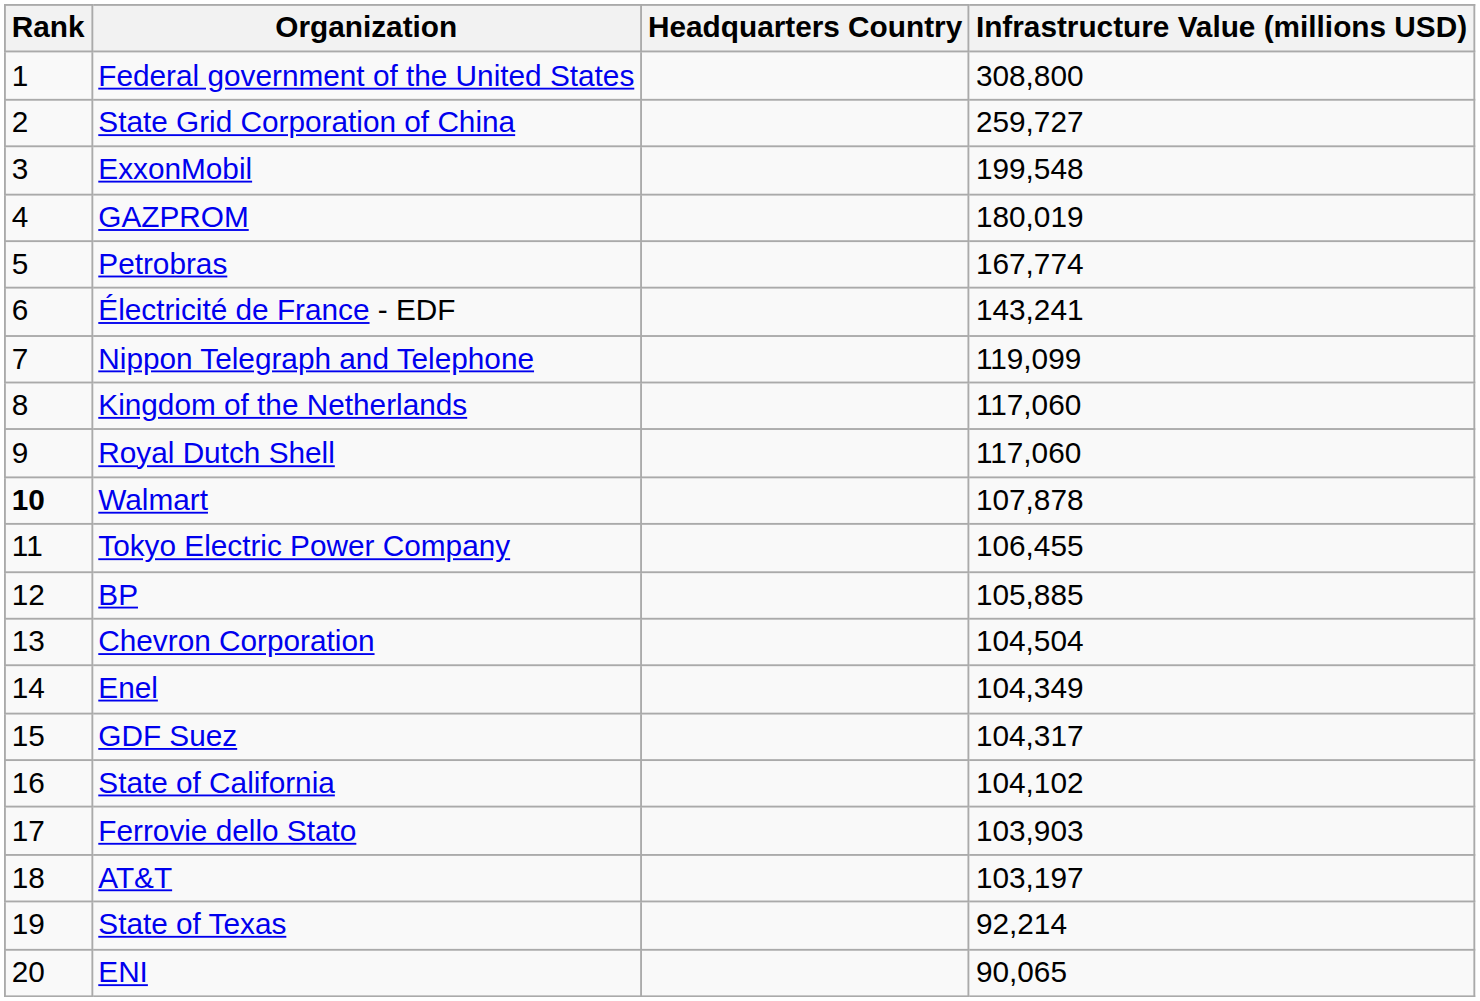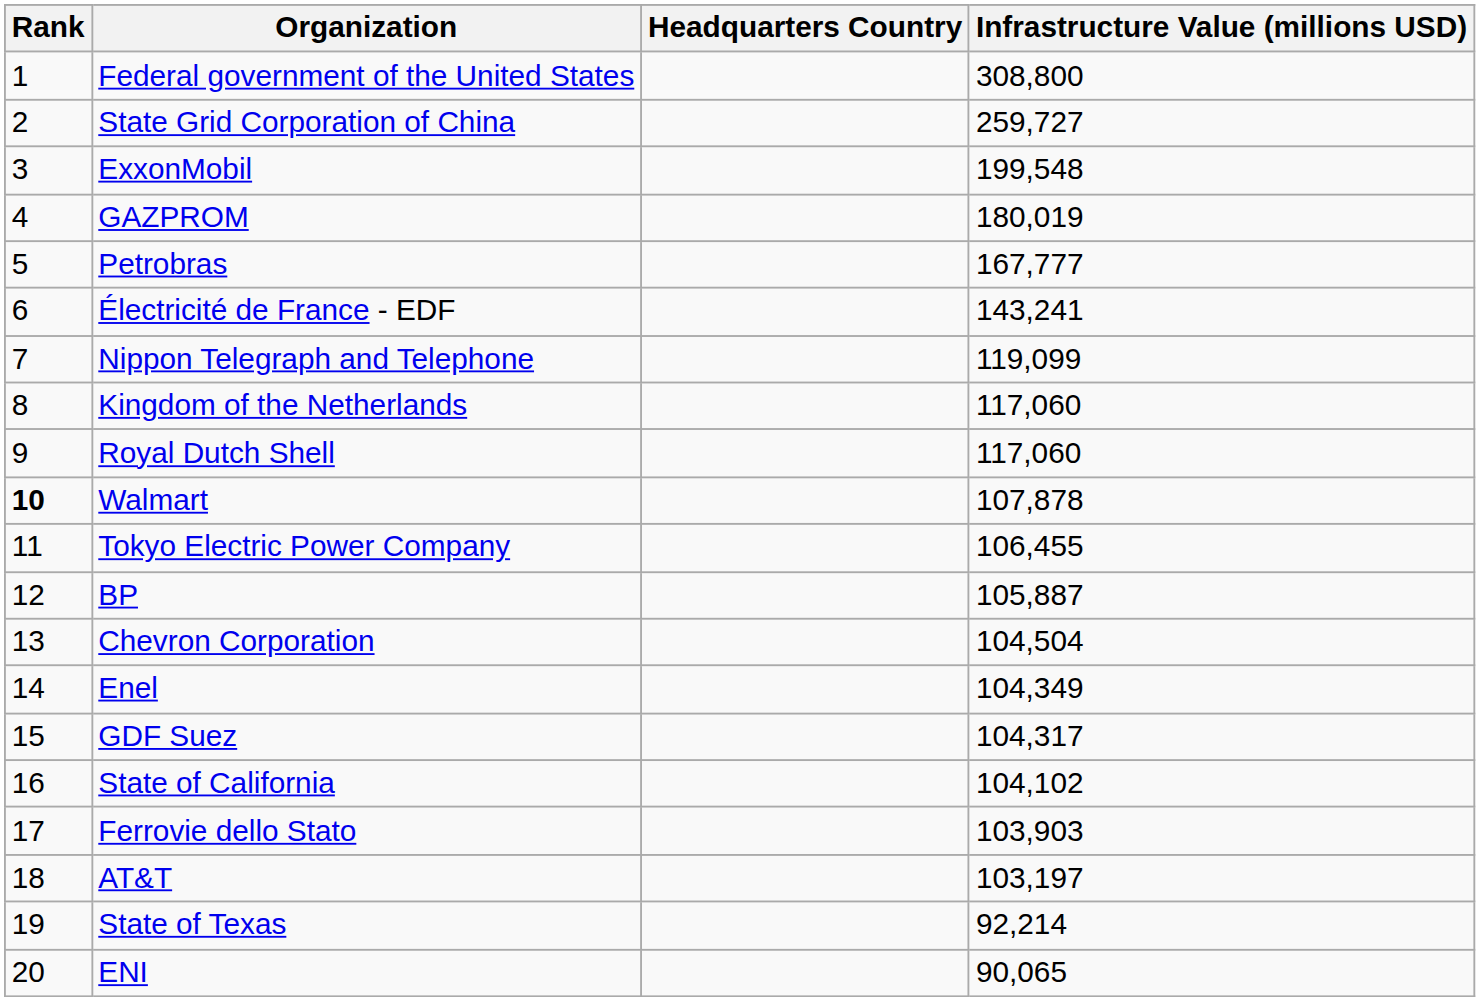(1030, 264) 167,774 -> (1030, 264) 167,777
(1030, 594) 105,885 -> (1030, 594) 105,887
